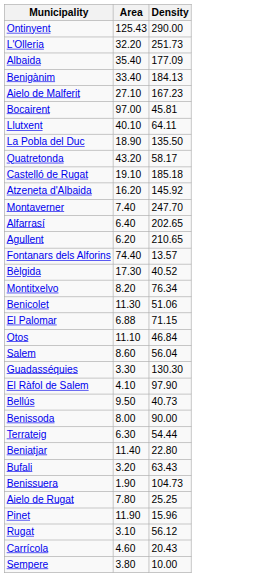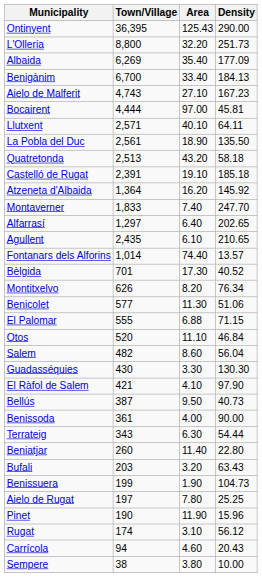+ column: (146, 12)
(164, 158) 58.17 -> (231, 158) 58.18
(126, 239) 6.20 -> (192, 239) 6.10
(126, 418) 8.00 -> (192, 418) 4.00
